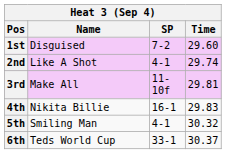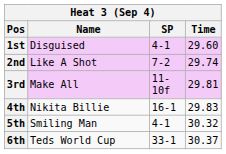(161, 46) 7-2 -> (161, 46) 4-1
(161, 62) 4-1 -> (161, 62) 7-2
